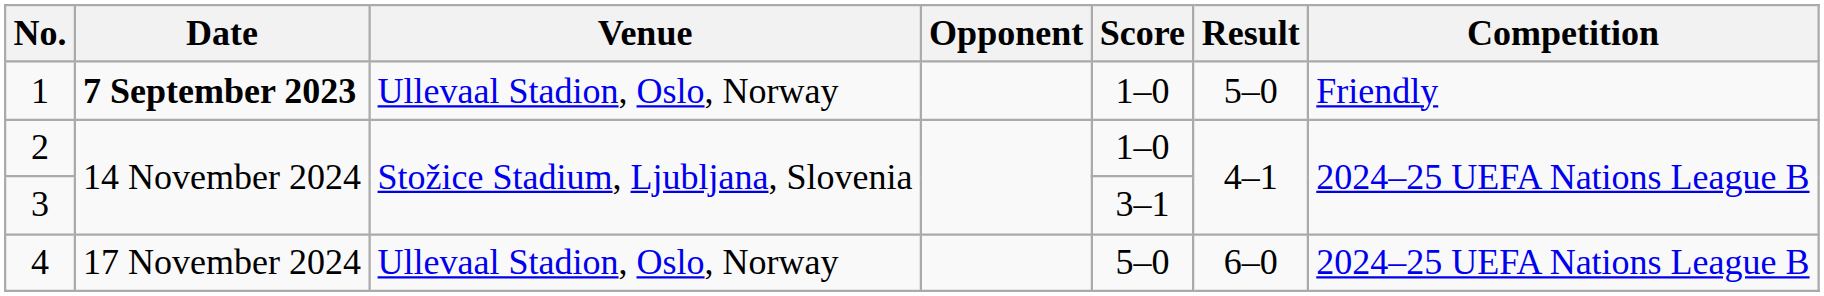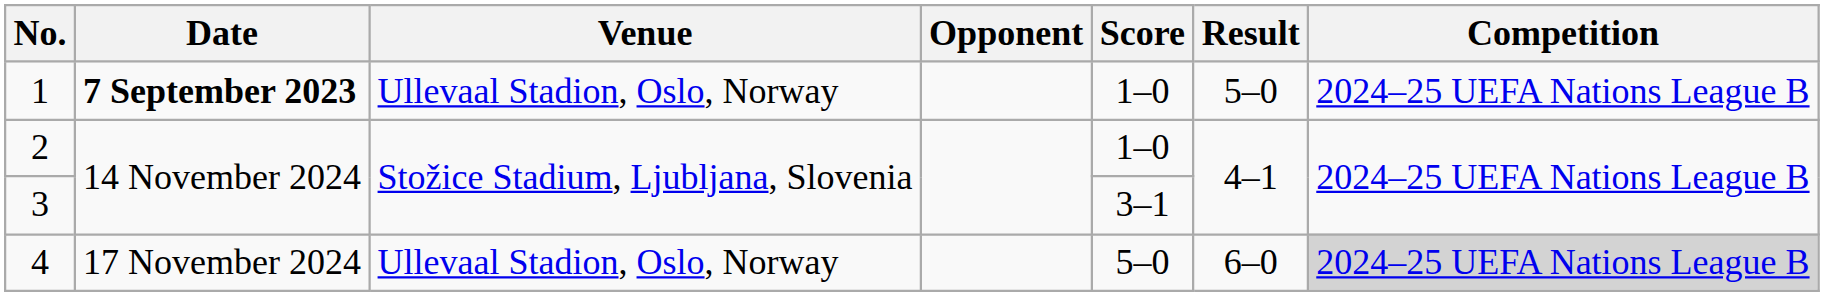(1377, 90) Friendly -> (1563, 90) 2024–25 UEFA Nations League B
(1563, 261) no background -> (1563, 261) lightgrey background
